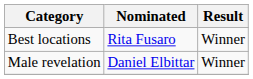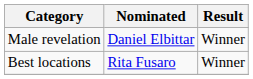rows swapped: (54, 62) <-> (49, 39)
